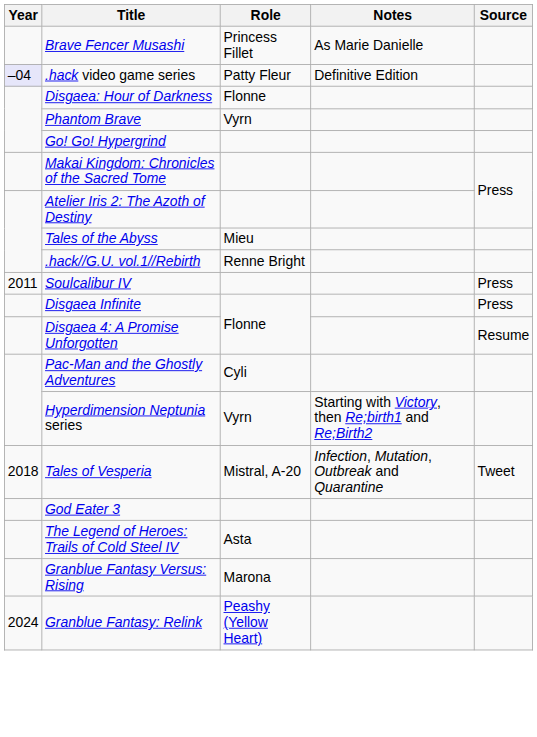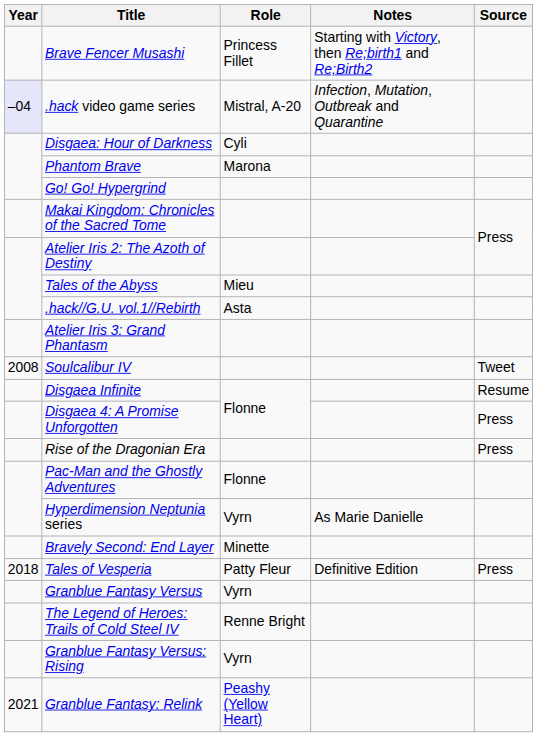(369, 45) As Marie Danielle -> (378, 53) Starting with Victory, then Re;birth1 and Re;Birth2
(257, 75) Patty Fleur -> (262, 106) Mistral, A-20
(366, 75) Definitive Edition -> (373, 106) Infection, Mutation, Outbreak and Quarantine
(245, 97) Flonne -> (235, 144) Cyli
(238, 119) Vyrn -> (247, 166) Marona
(264, 261) Renne Bright -> (237, 308) Asta
+ row: (105, 338)
(23, 283) 2011 -> (23, 367) 2008
(495, 283) Press -> (496, 367) Tweet
(495, 305) Press -> (503, 390) Resume
(503, 335) Resume -> (495, 419) Press
+ row: (125, 449)
(235, 372) Cyli -> (245, 479) Flonne
(378, 418) Starting with Victory, then Re;birth1 and Re;Birth2 -> (369, 517) As Marie Danielle
+ row: (129, 547)
(262, 471) Mistral, A-20 -> (257, 569) Patty Fleur
(373, 471) Infection, Mutation, Outbreak and Quarantine -> (366, 569) Definitive Edition
(496, 471) Tweet -> (495, 569) Press
- row: (83, 509)
+ row: (124, 591)
(237, 539) Asta -> (264, 621) Renne Bright
(247, 577) Marona -> (238, 659) Vyrn
(23, 622) 2024 -> (23, 704) 2021
